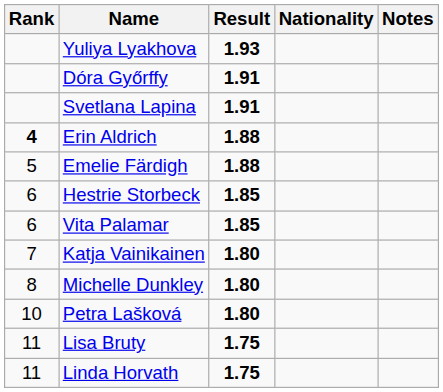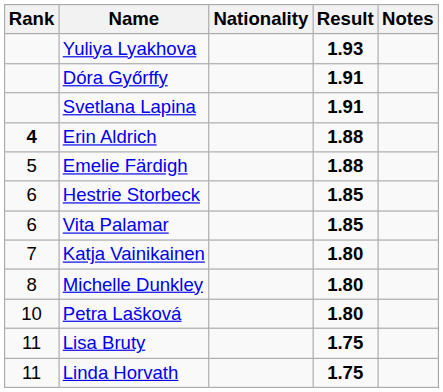columns swapped: (326, 19) <-> (242, 19)
